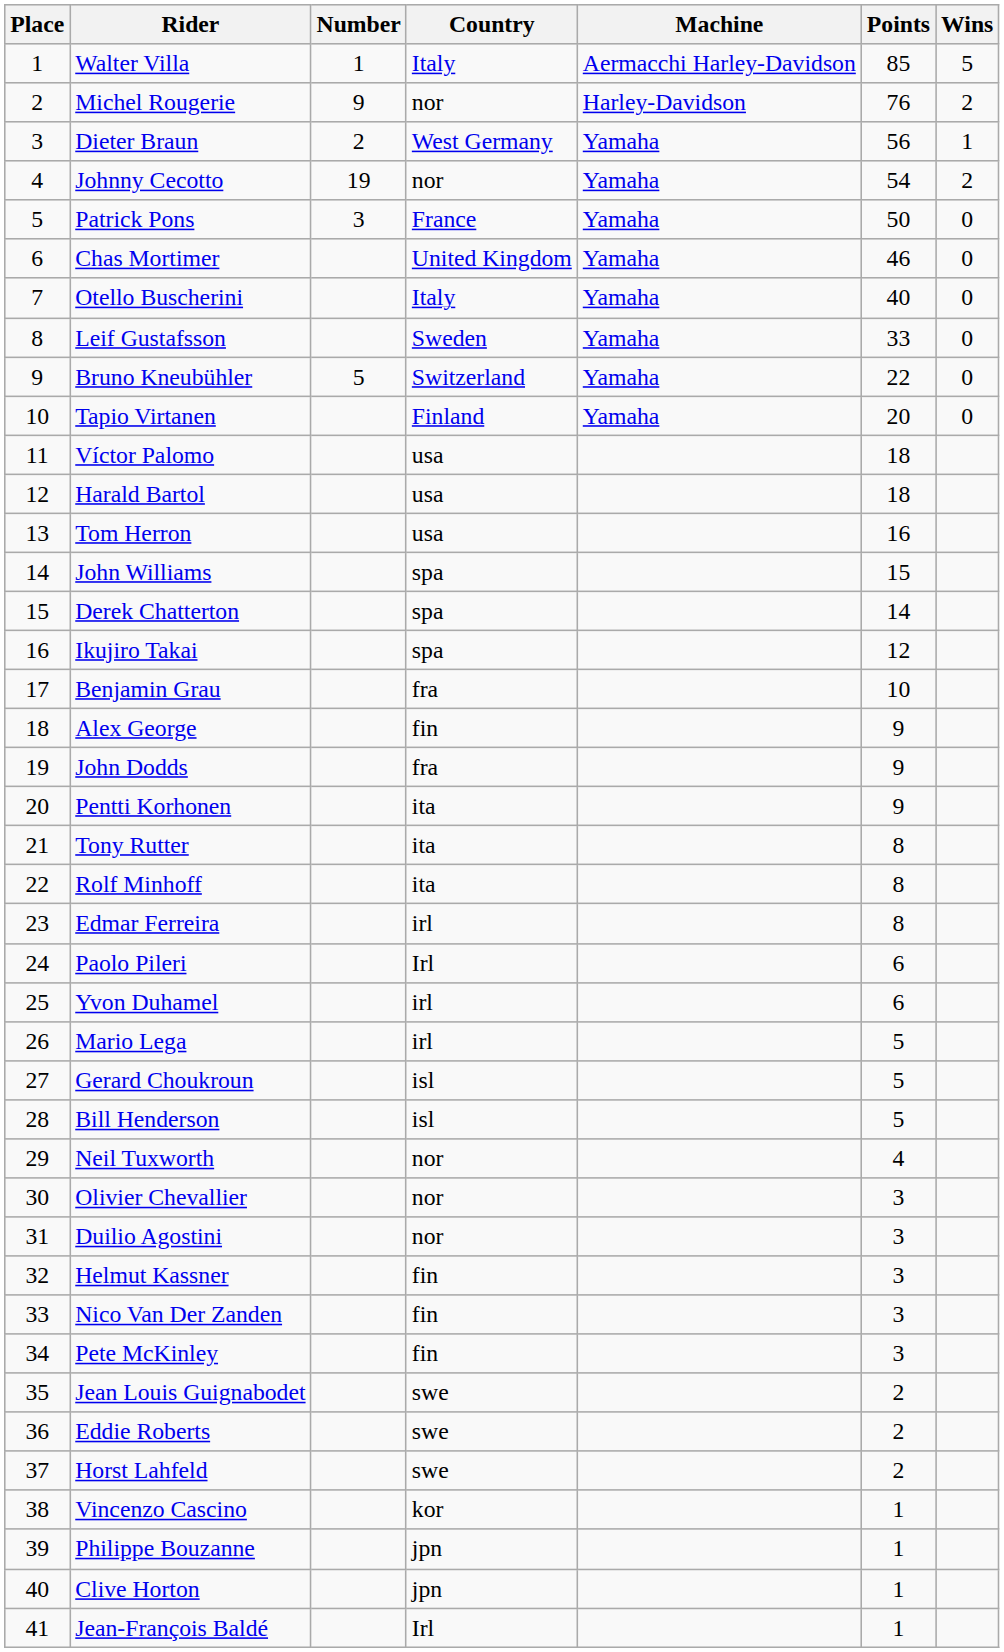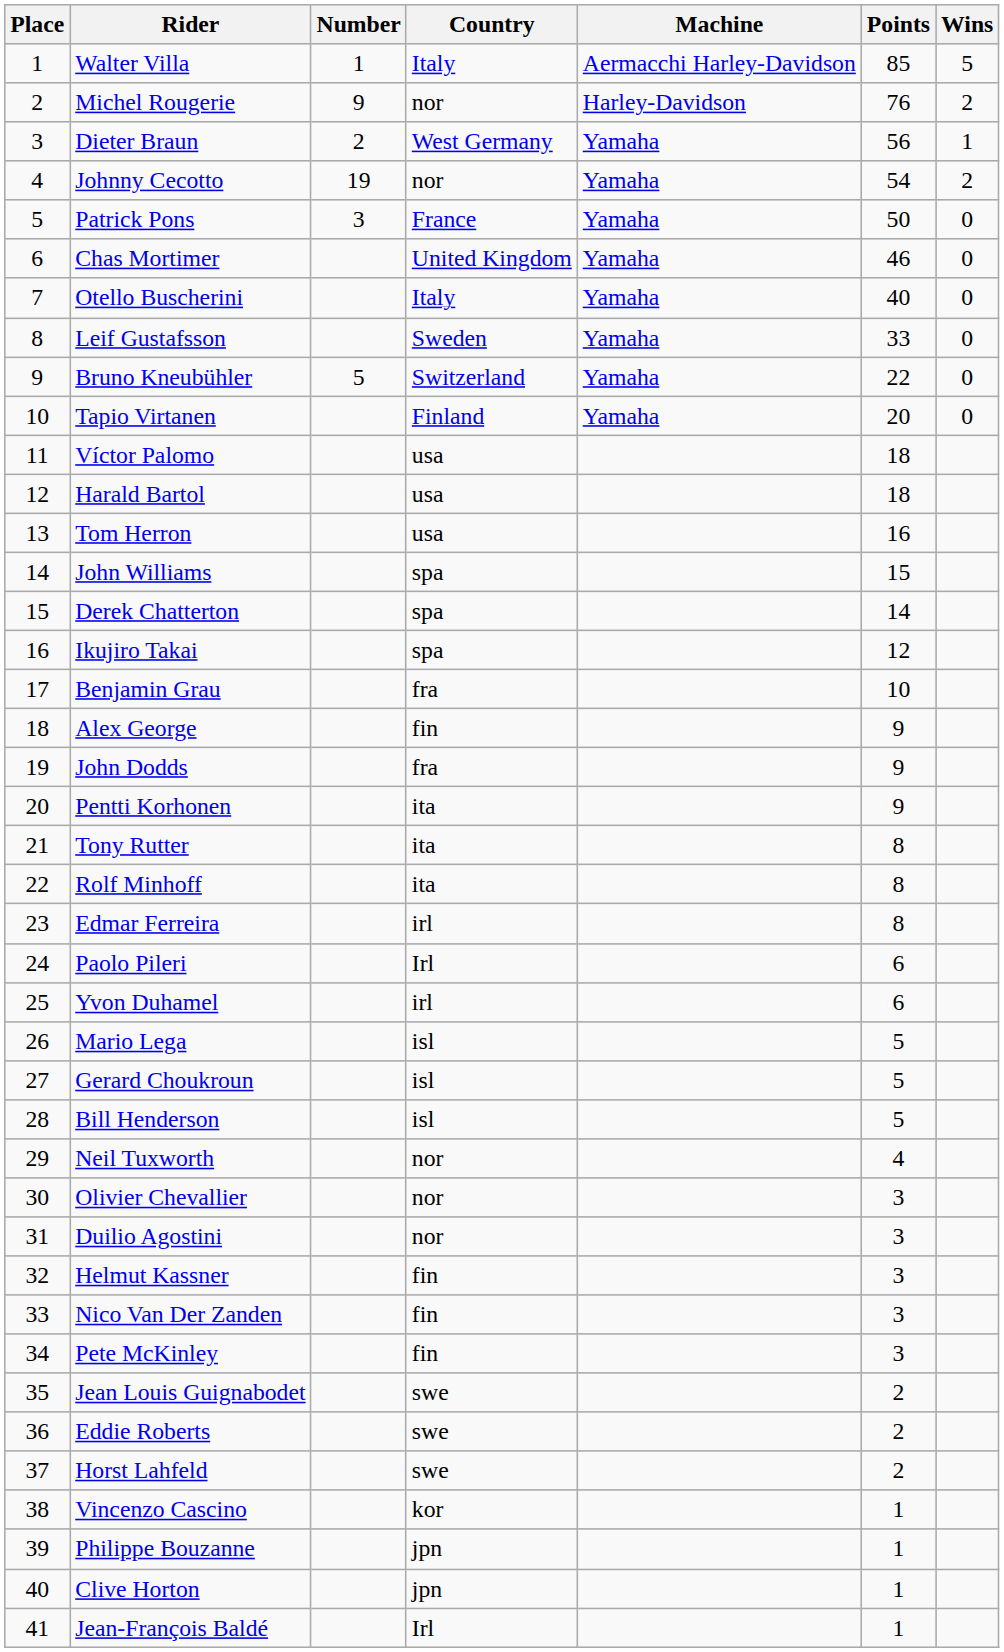(422, 1040) irl -> (423, 1040) isl
